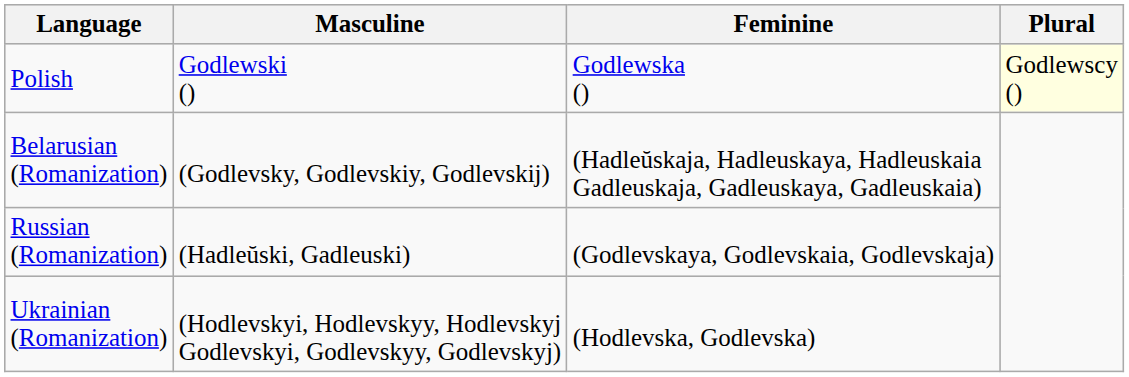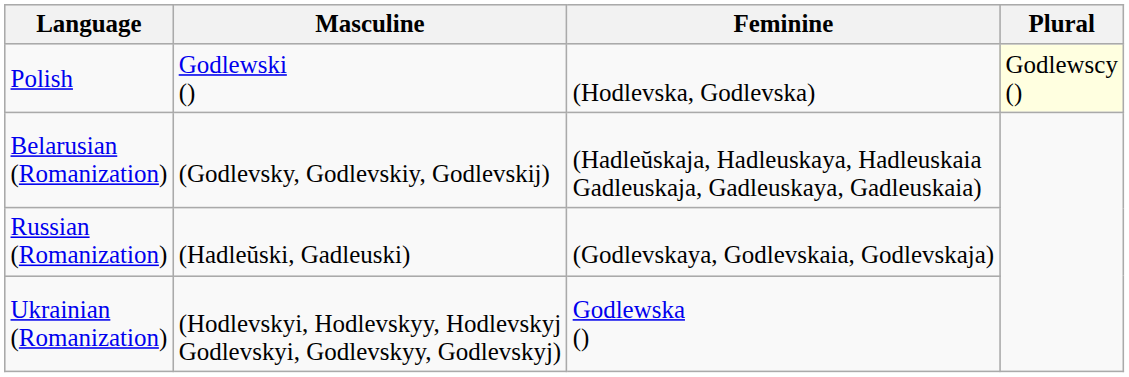(629, 77) Godlewska () -> (694, 91) (Hodlevska, Godlevska)
(694, 337) (Hodlevska, Godlevska) -> (629, 323) Godlewska ()
